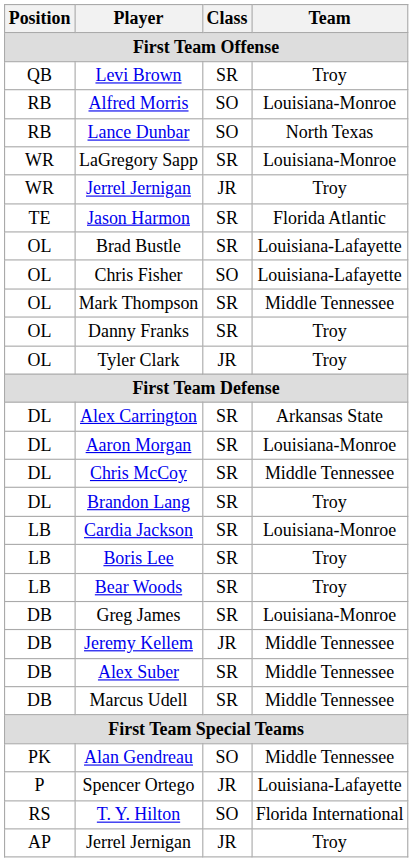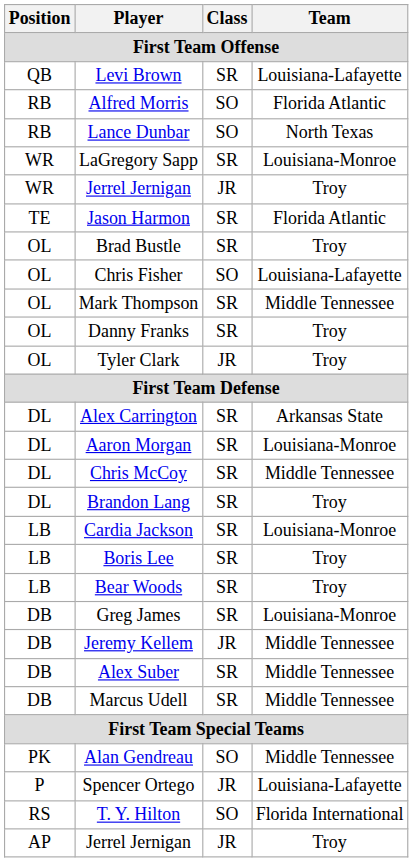(330, 75) Troy -> (330, 75) Louisiana-Lafayette
(330, 103) Louisiana-Monroe -> (330, 103) Florida Atlantic
(330, 246) Louisiana-Lafayette -> (330, 246) Troy
